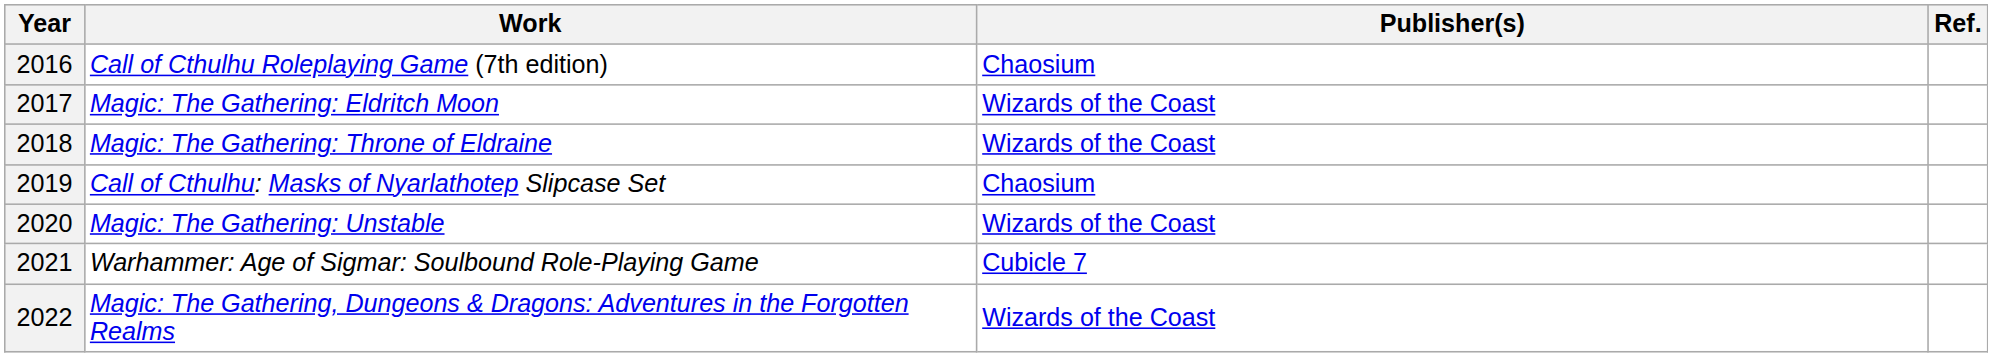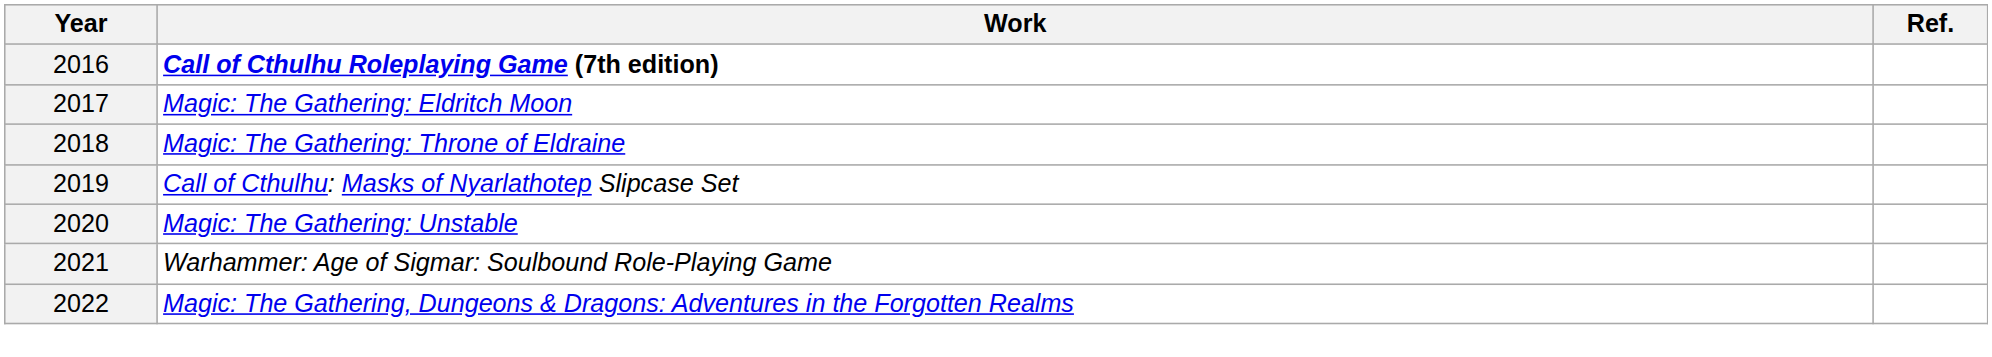- column: (1452, 24)
(349, 64) normal -> (441, 64) bold
